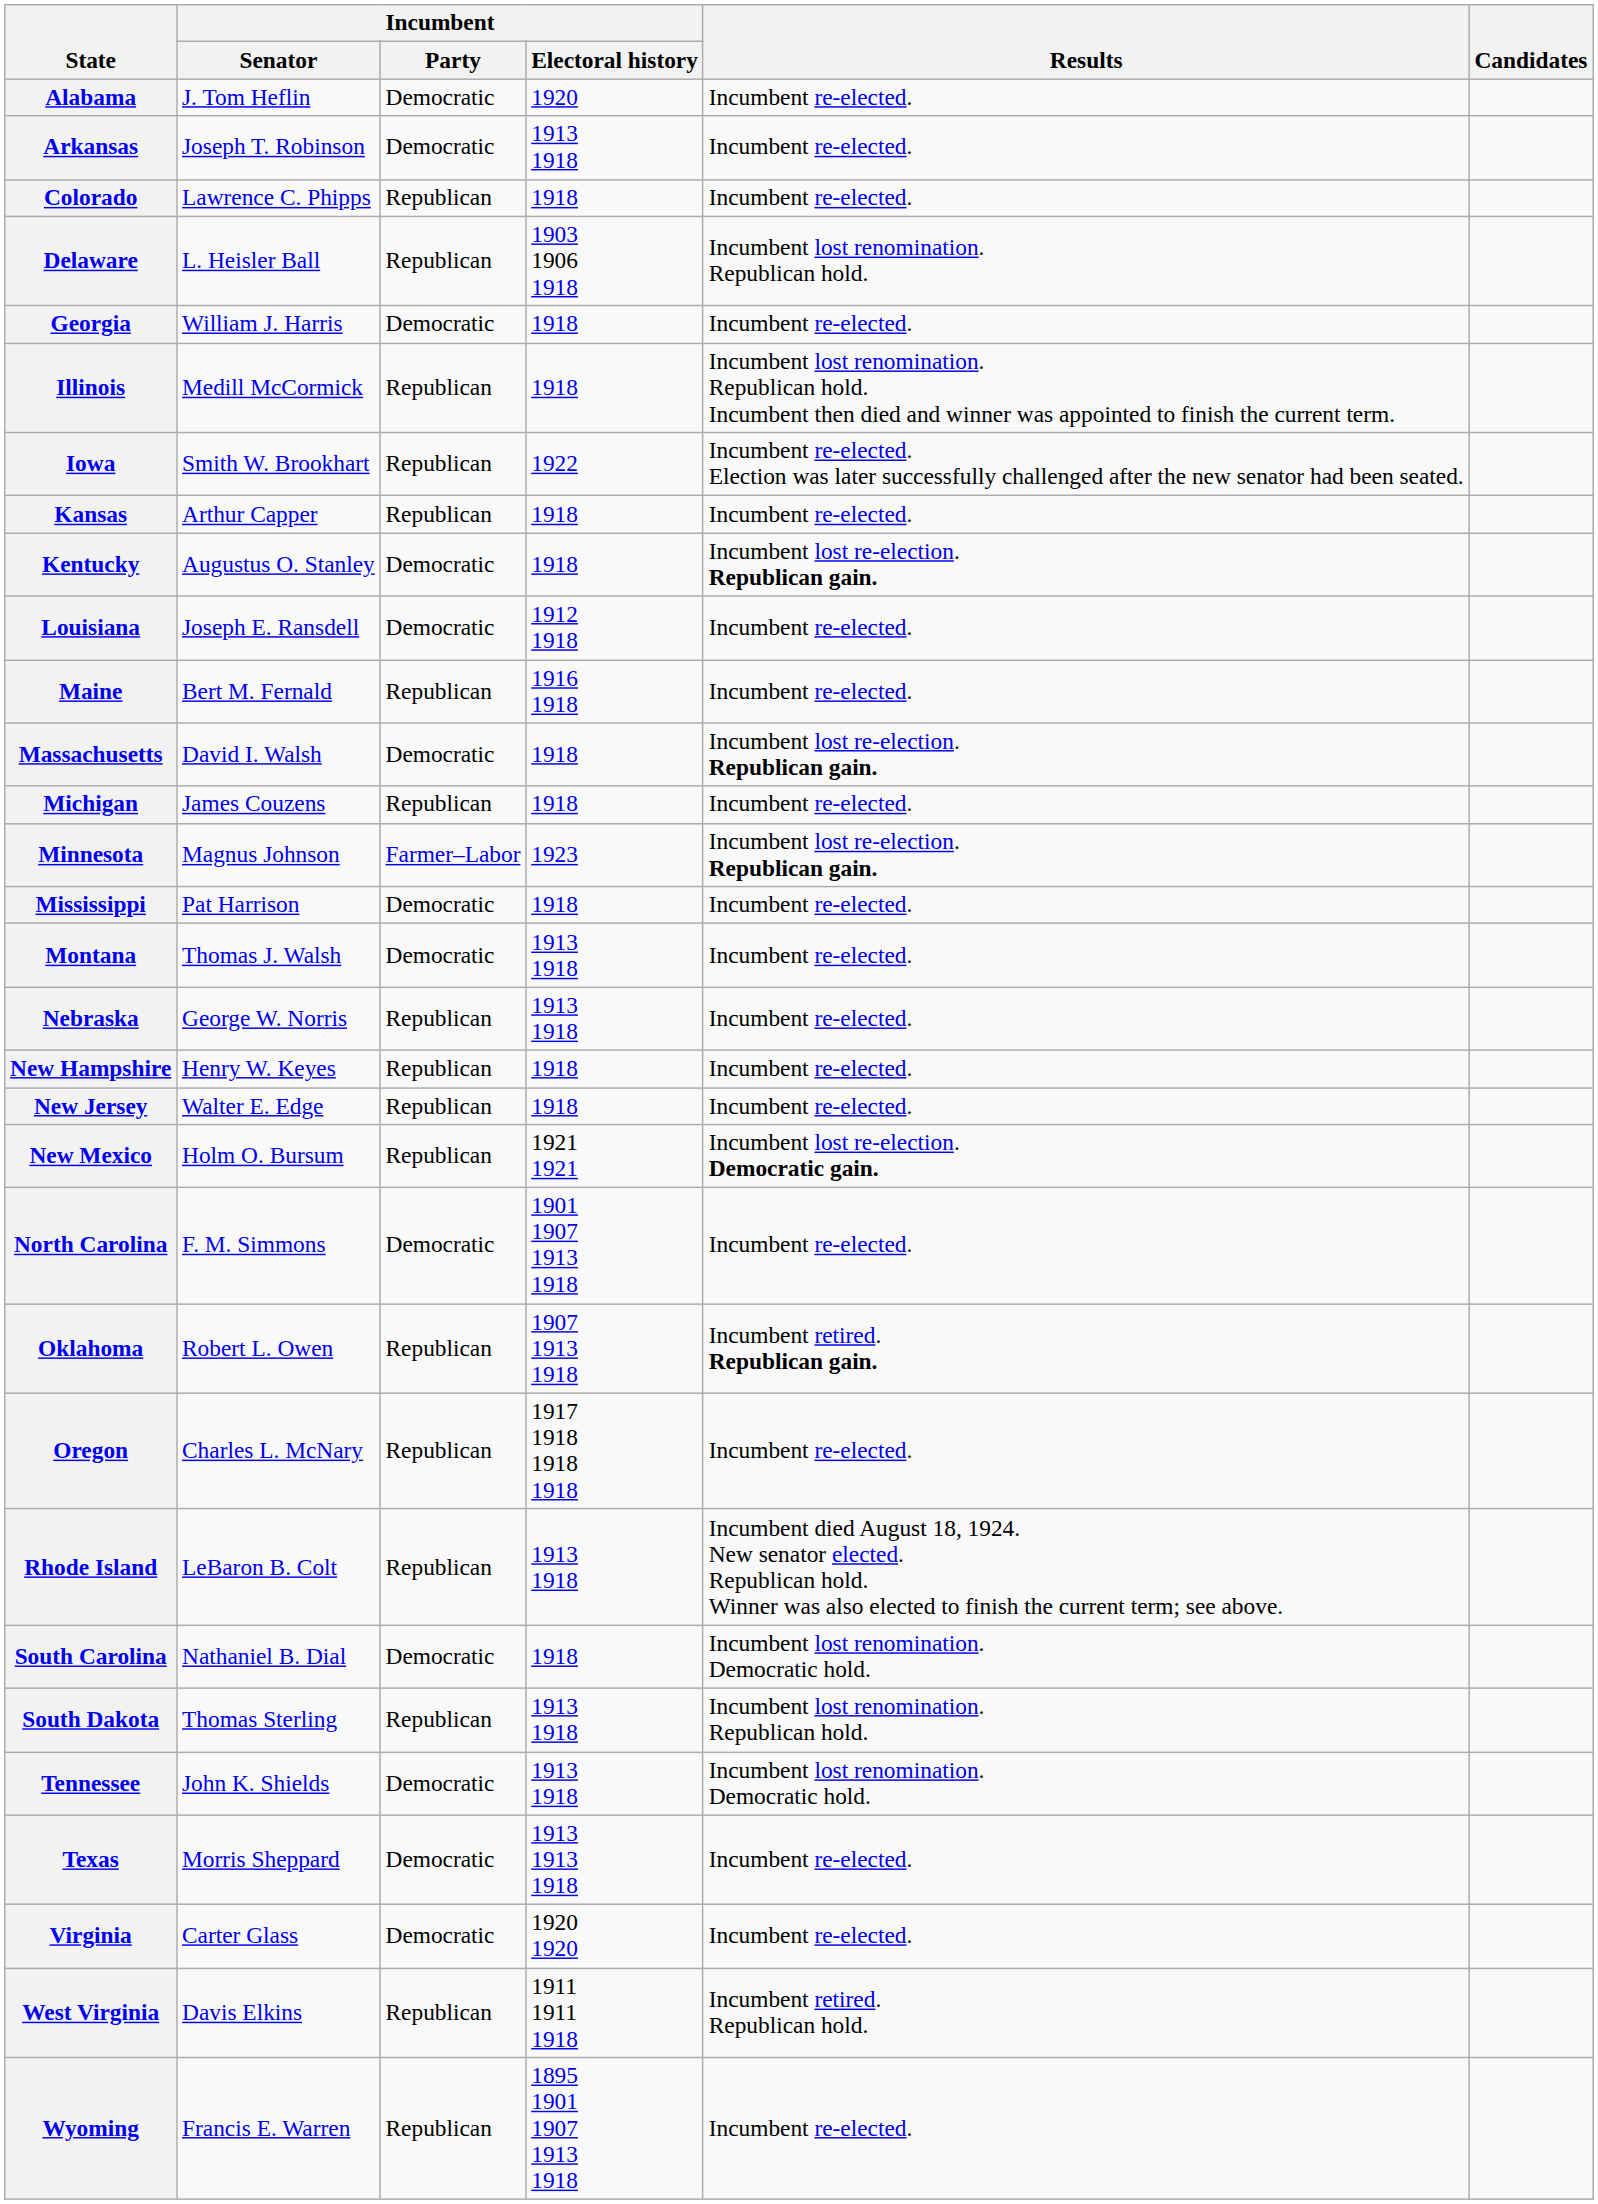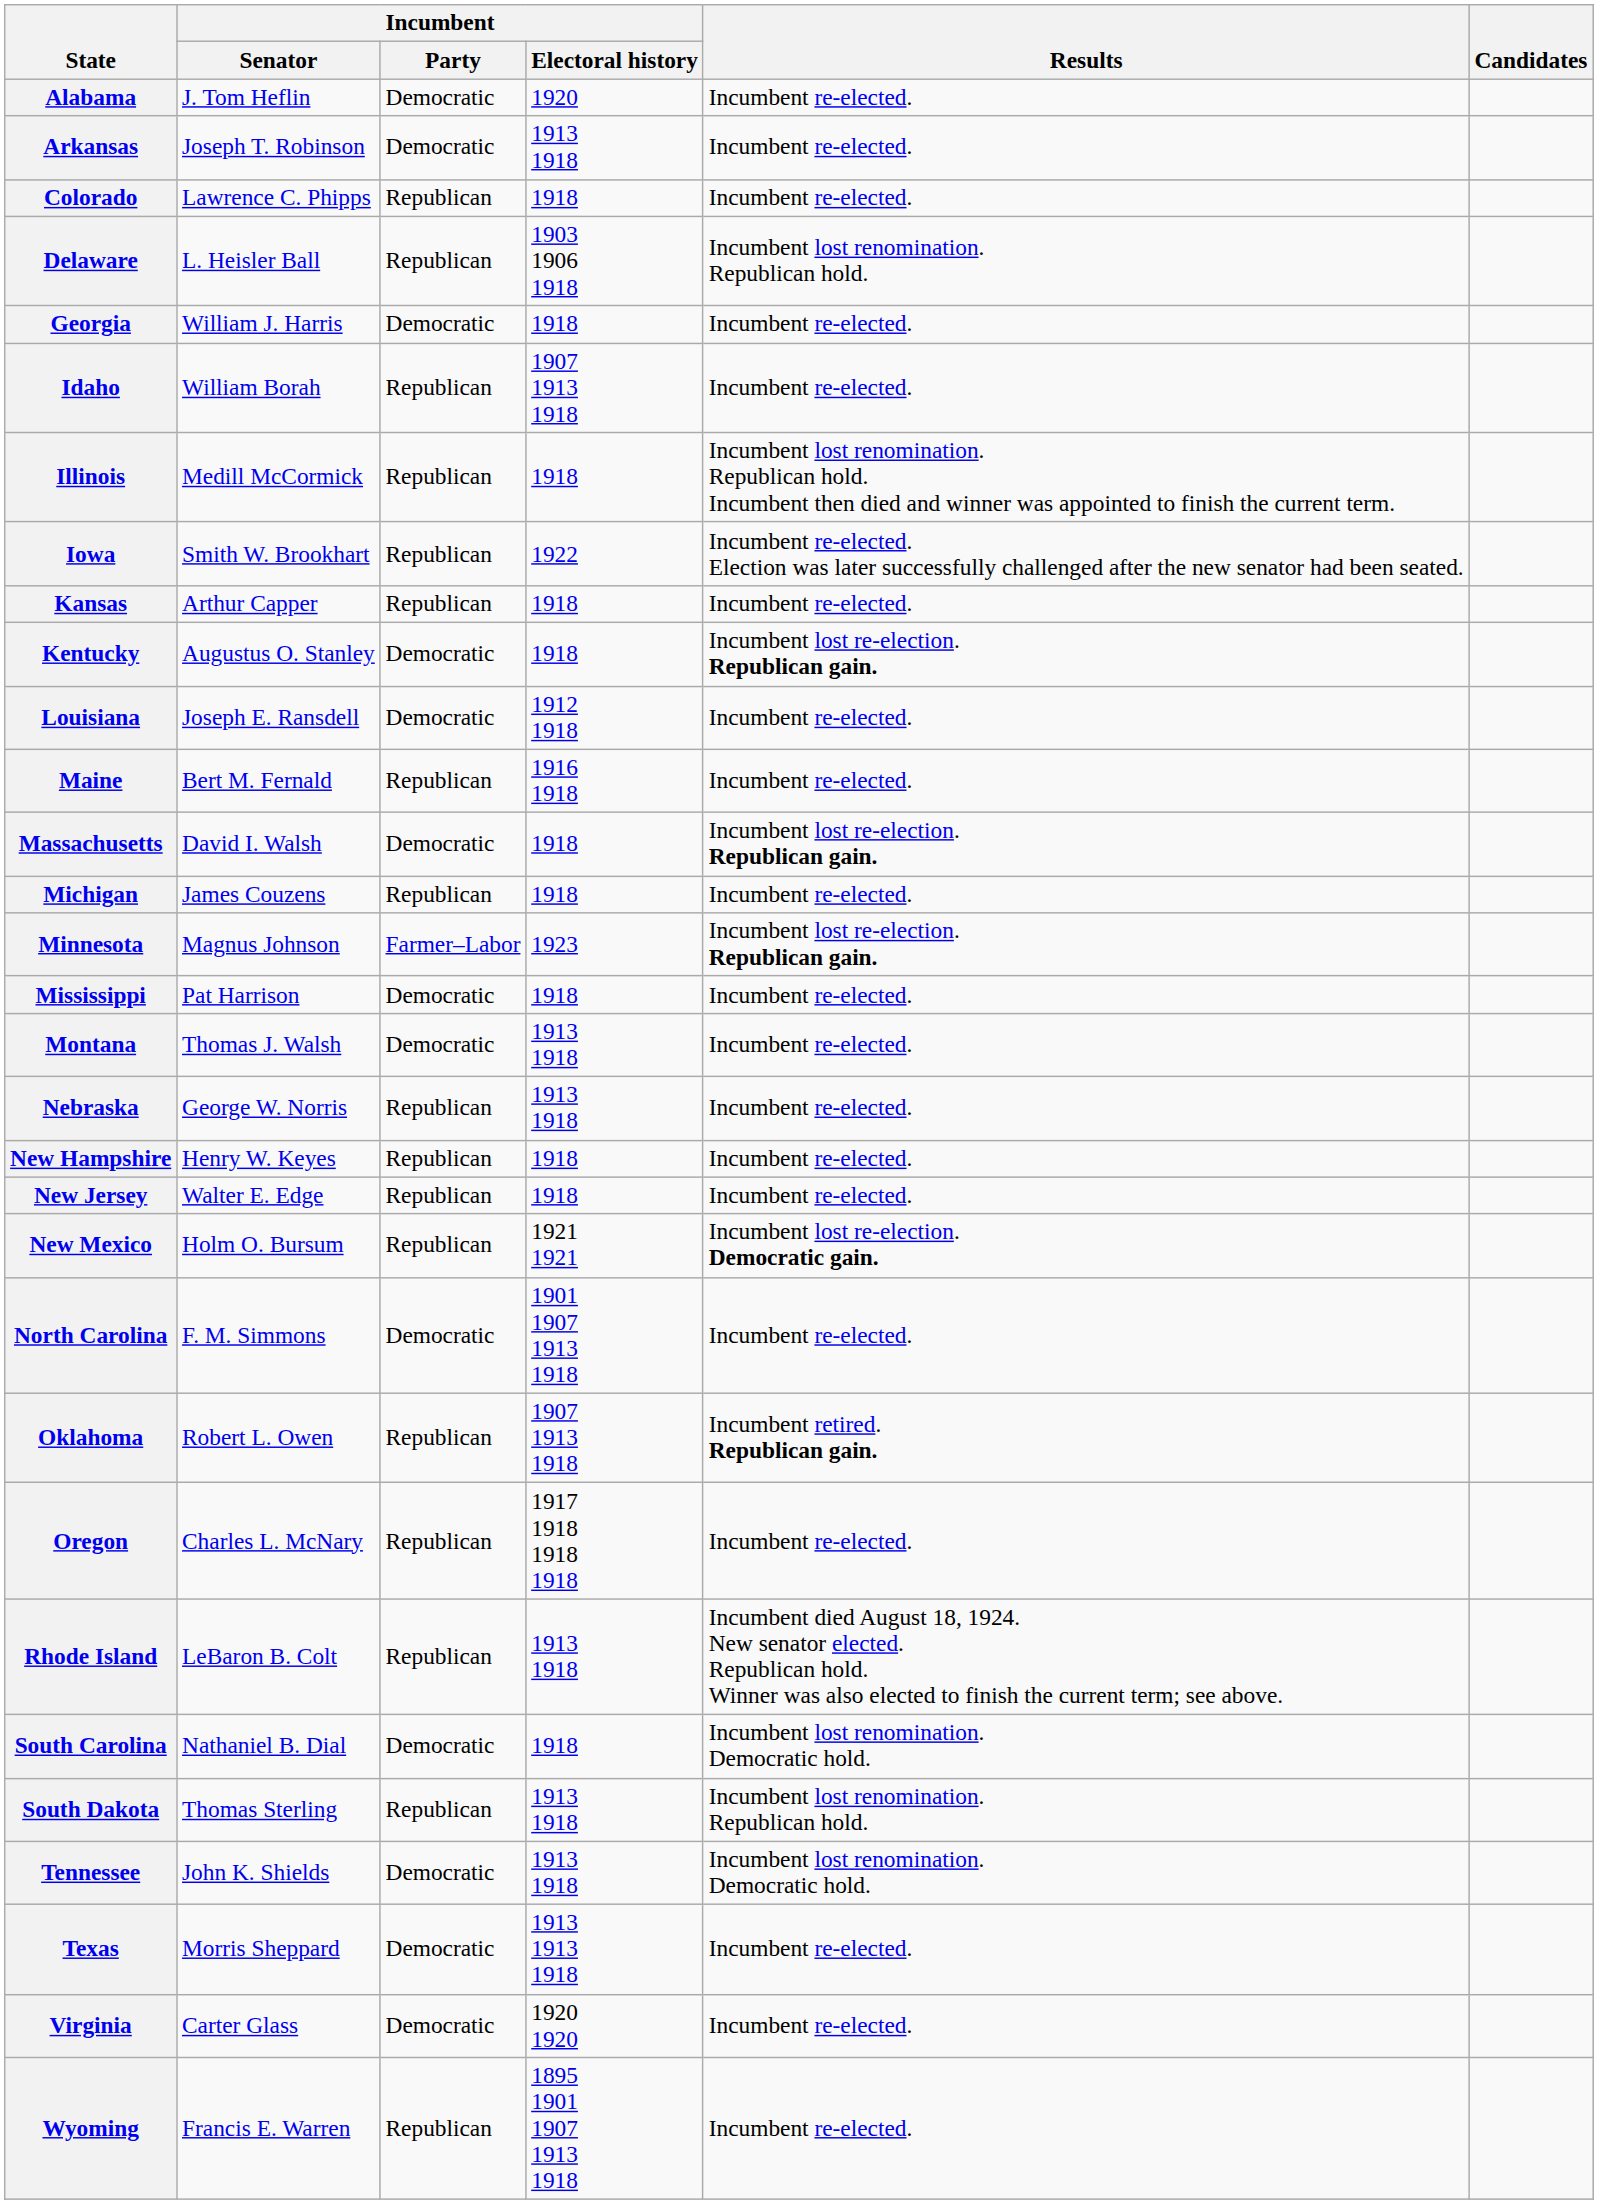+ row: (91, 387)
- row: (91, 2012)
